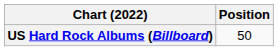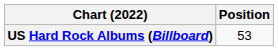(244, 35) 50 -> (244, 35) 53
